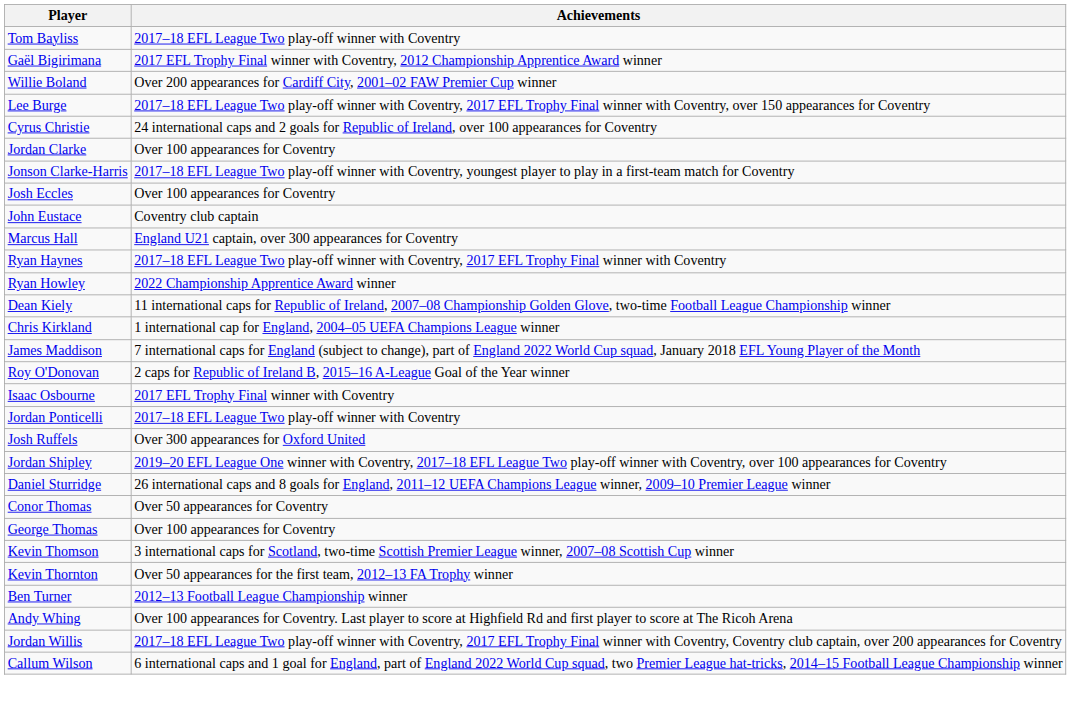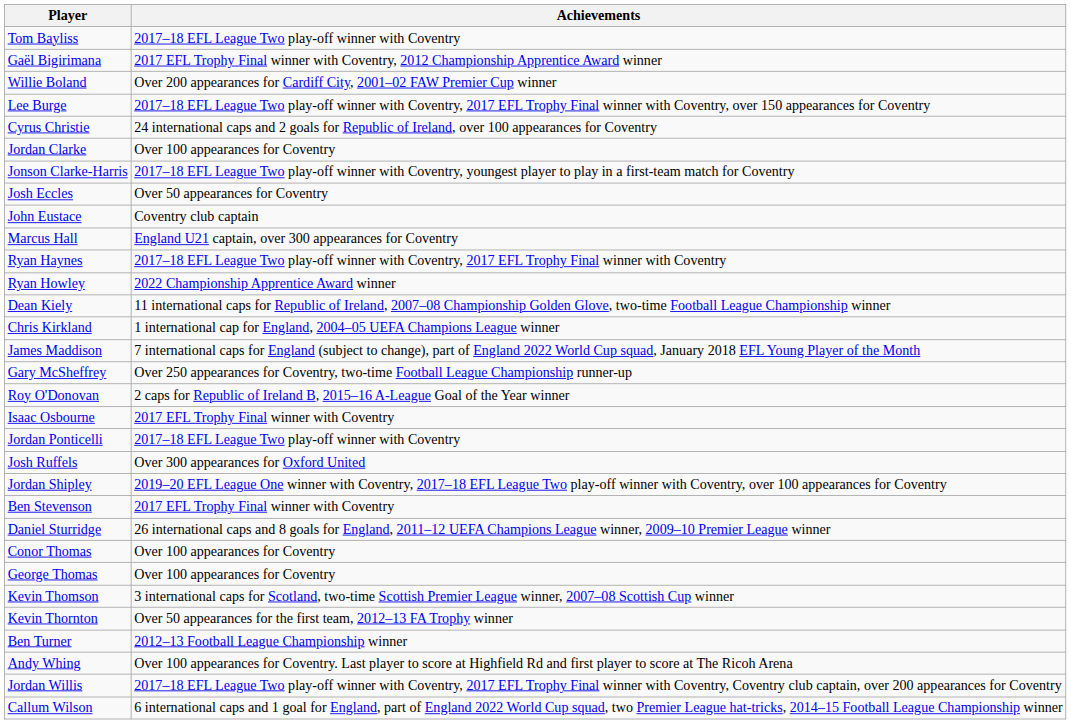(235, 194) Over 100 appearances for Coventry -> (231, 194) Over 50 appearances for Coventry
+ row: (57, 372)
+ row: (50, 506)
(231, 506) Over 50 appearances for Coventry -> (235, 551) Over 100 appearances for Coventry
